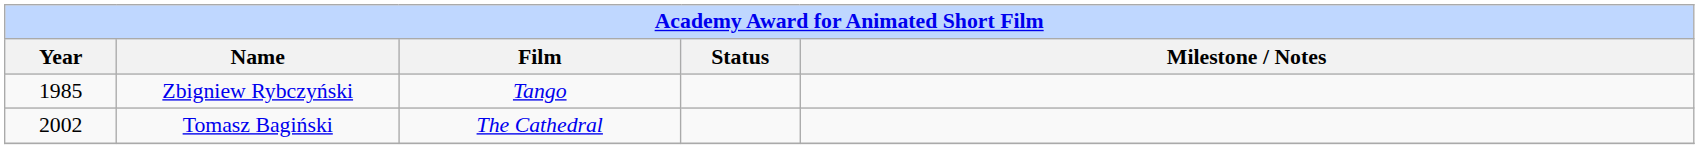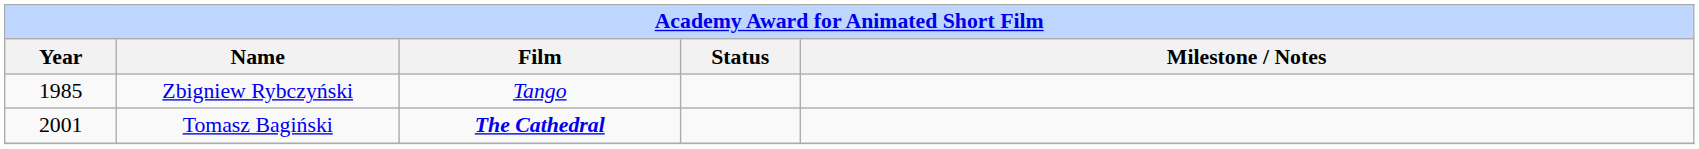(61, 125) 2002 -> (61, 125) 2001
(540, 125) normal -> (540, 125) bold
